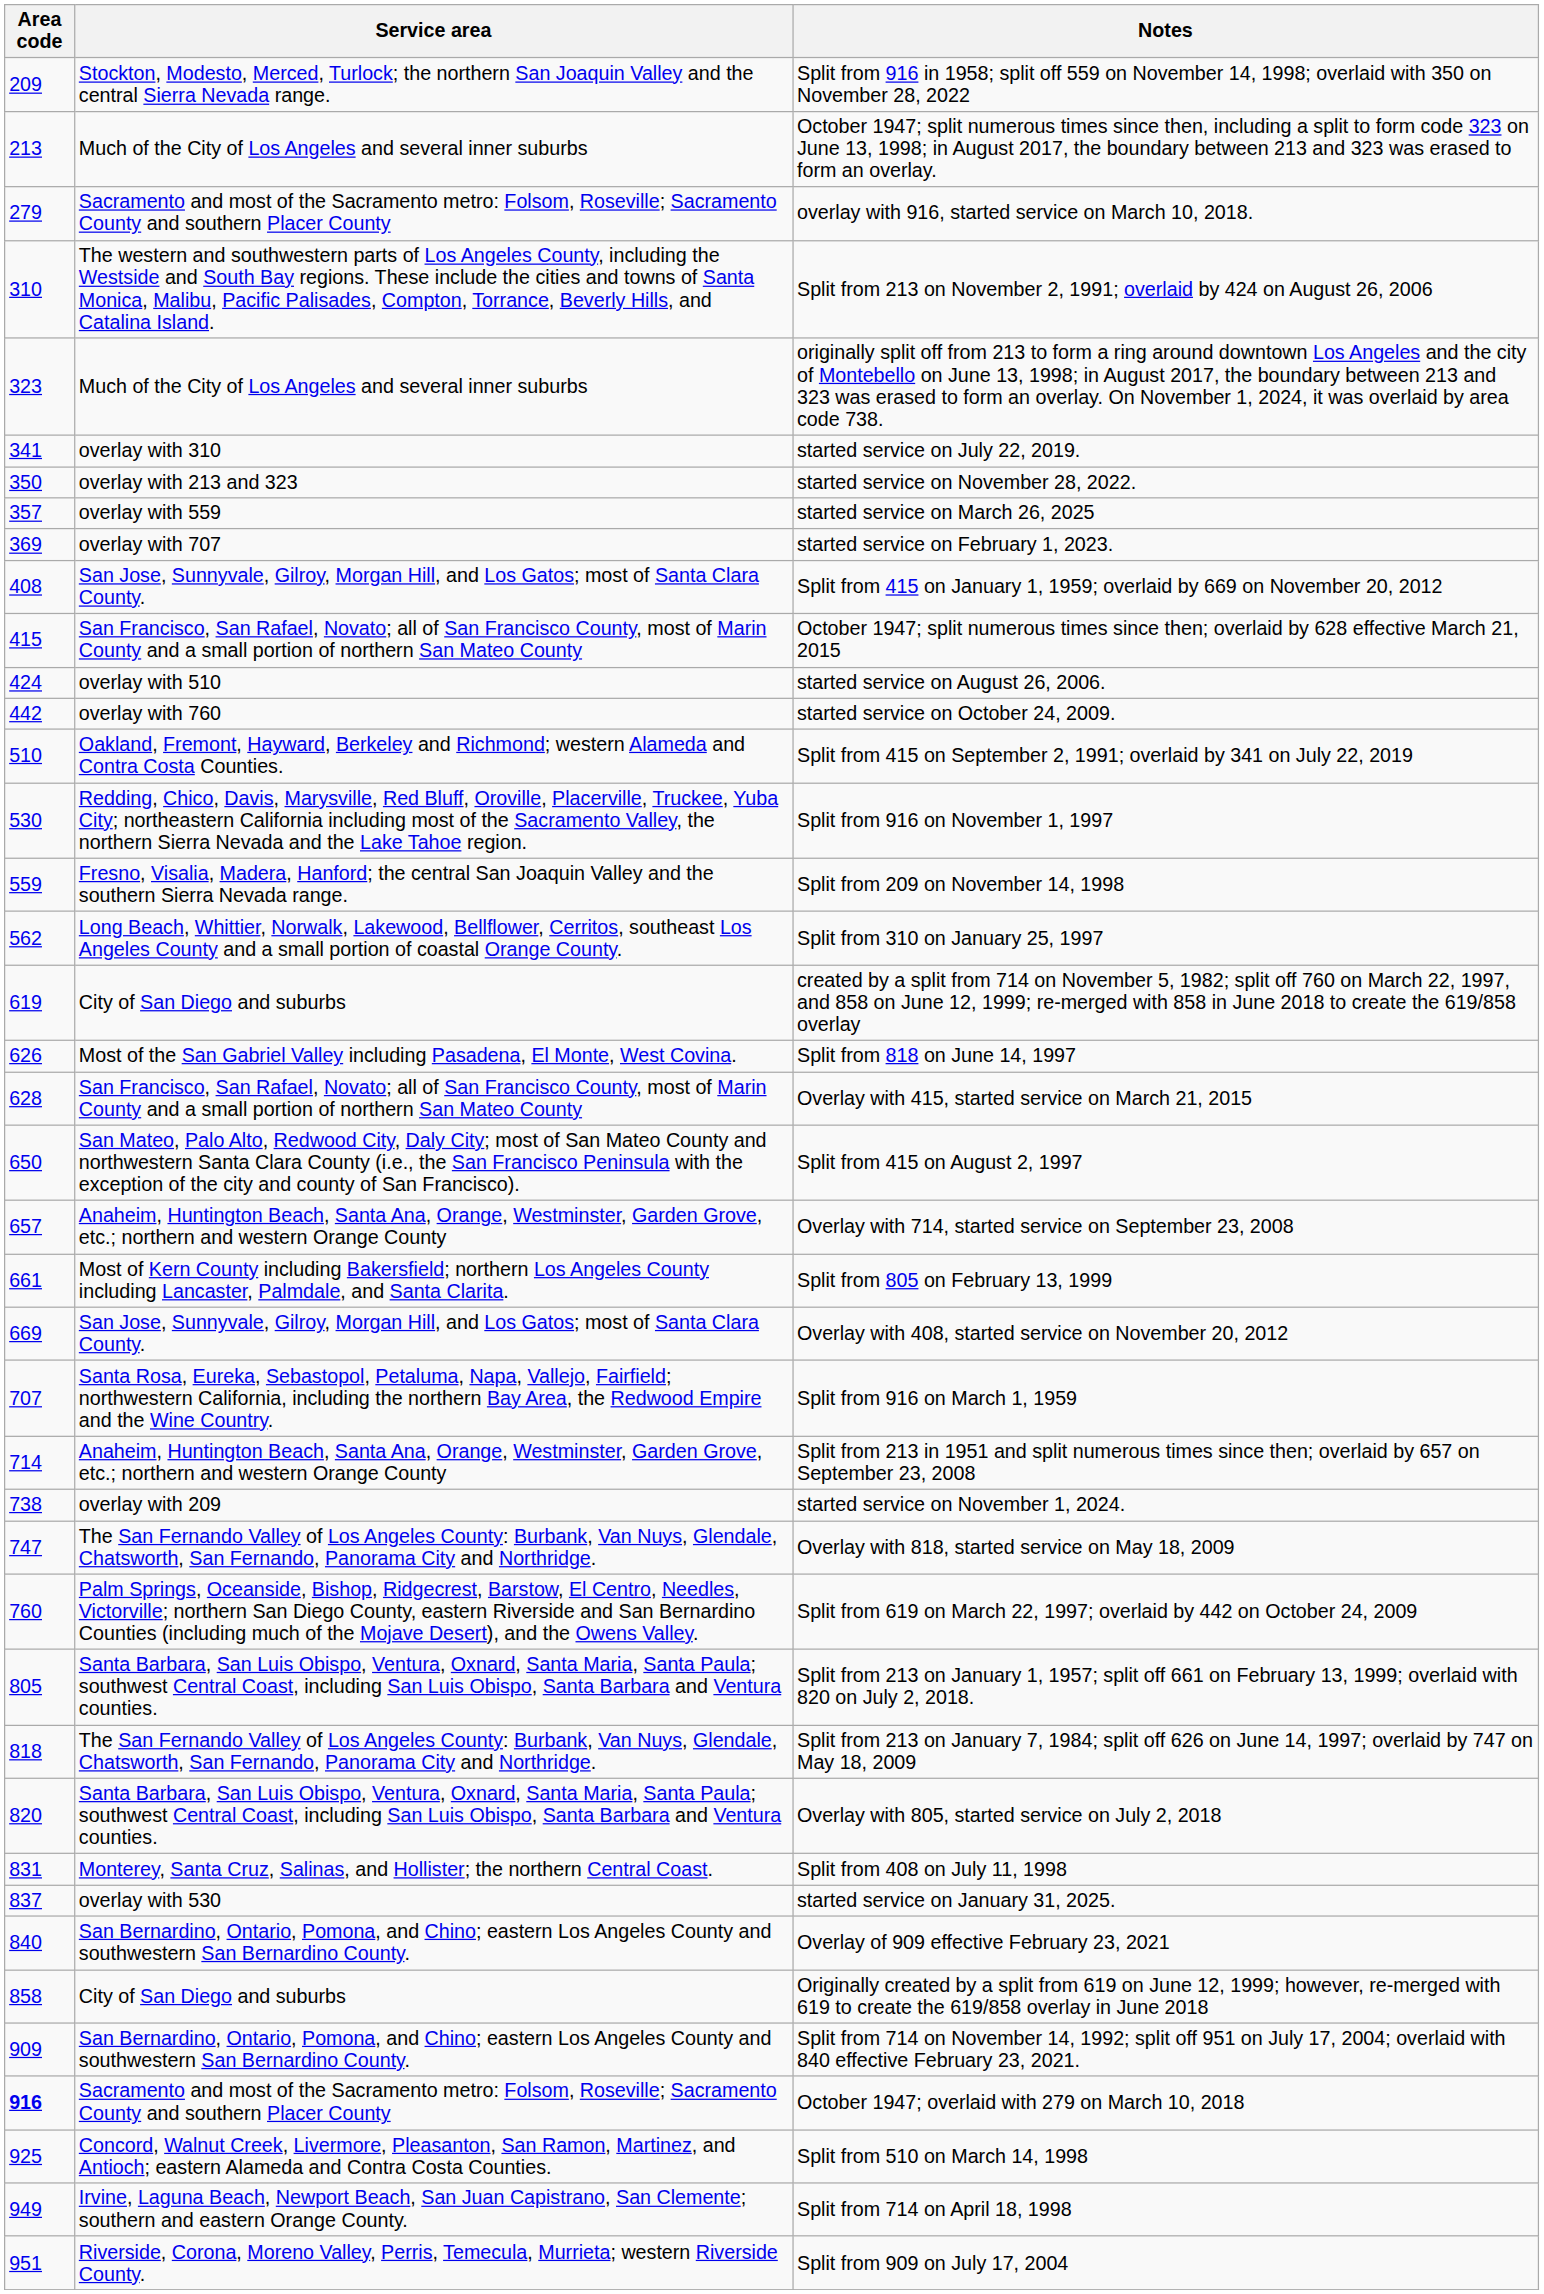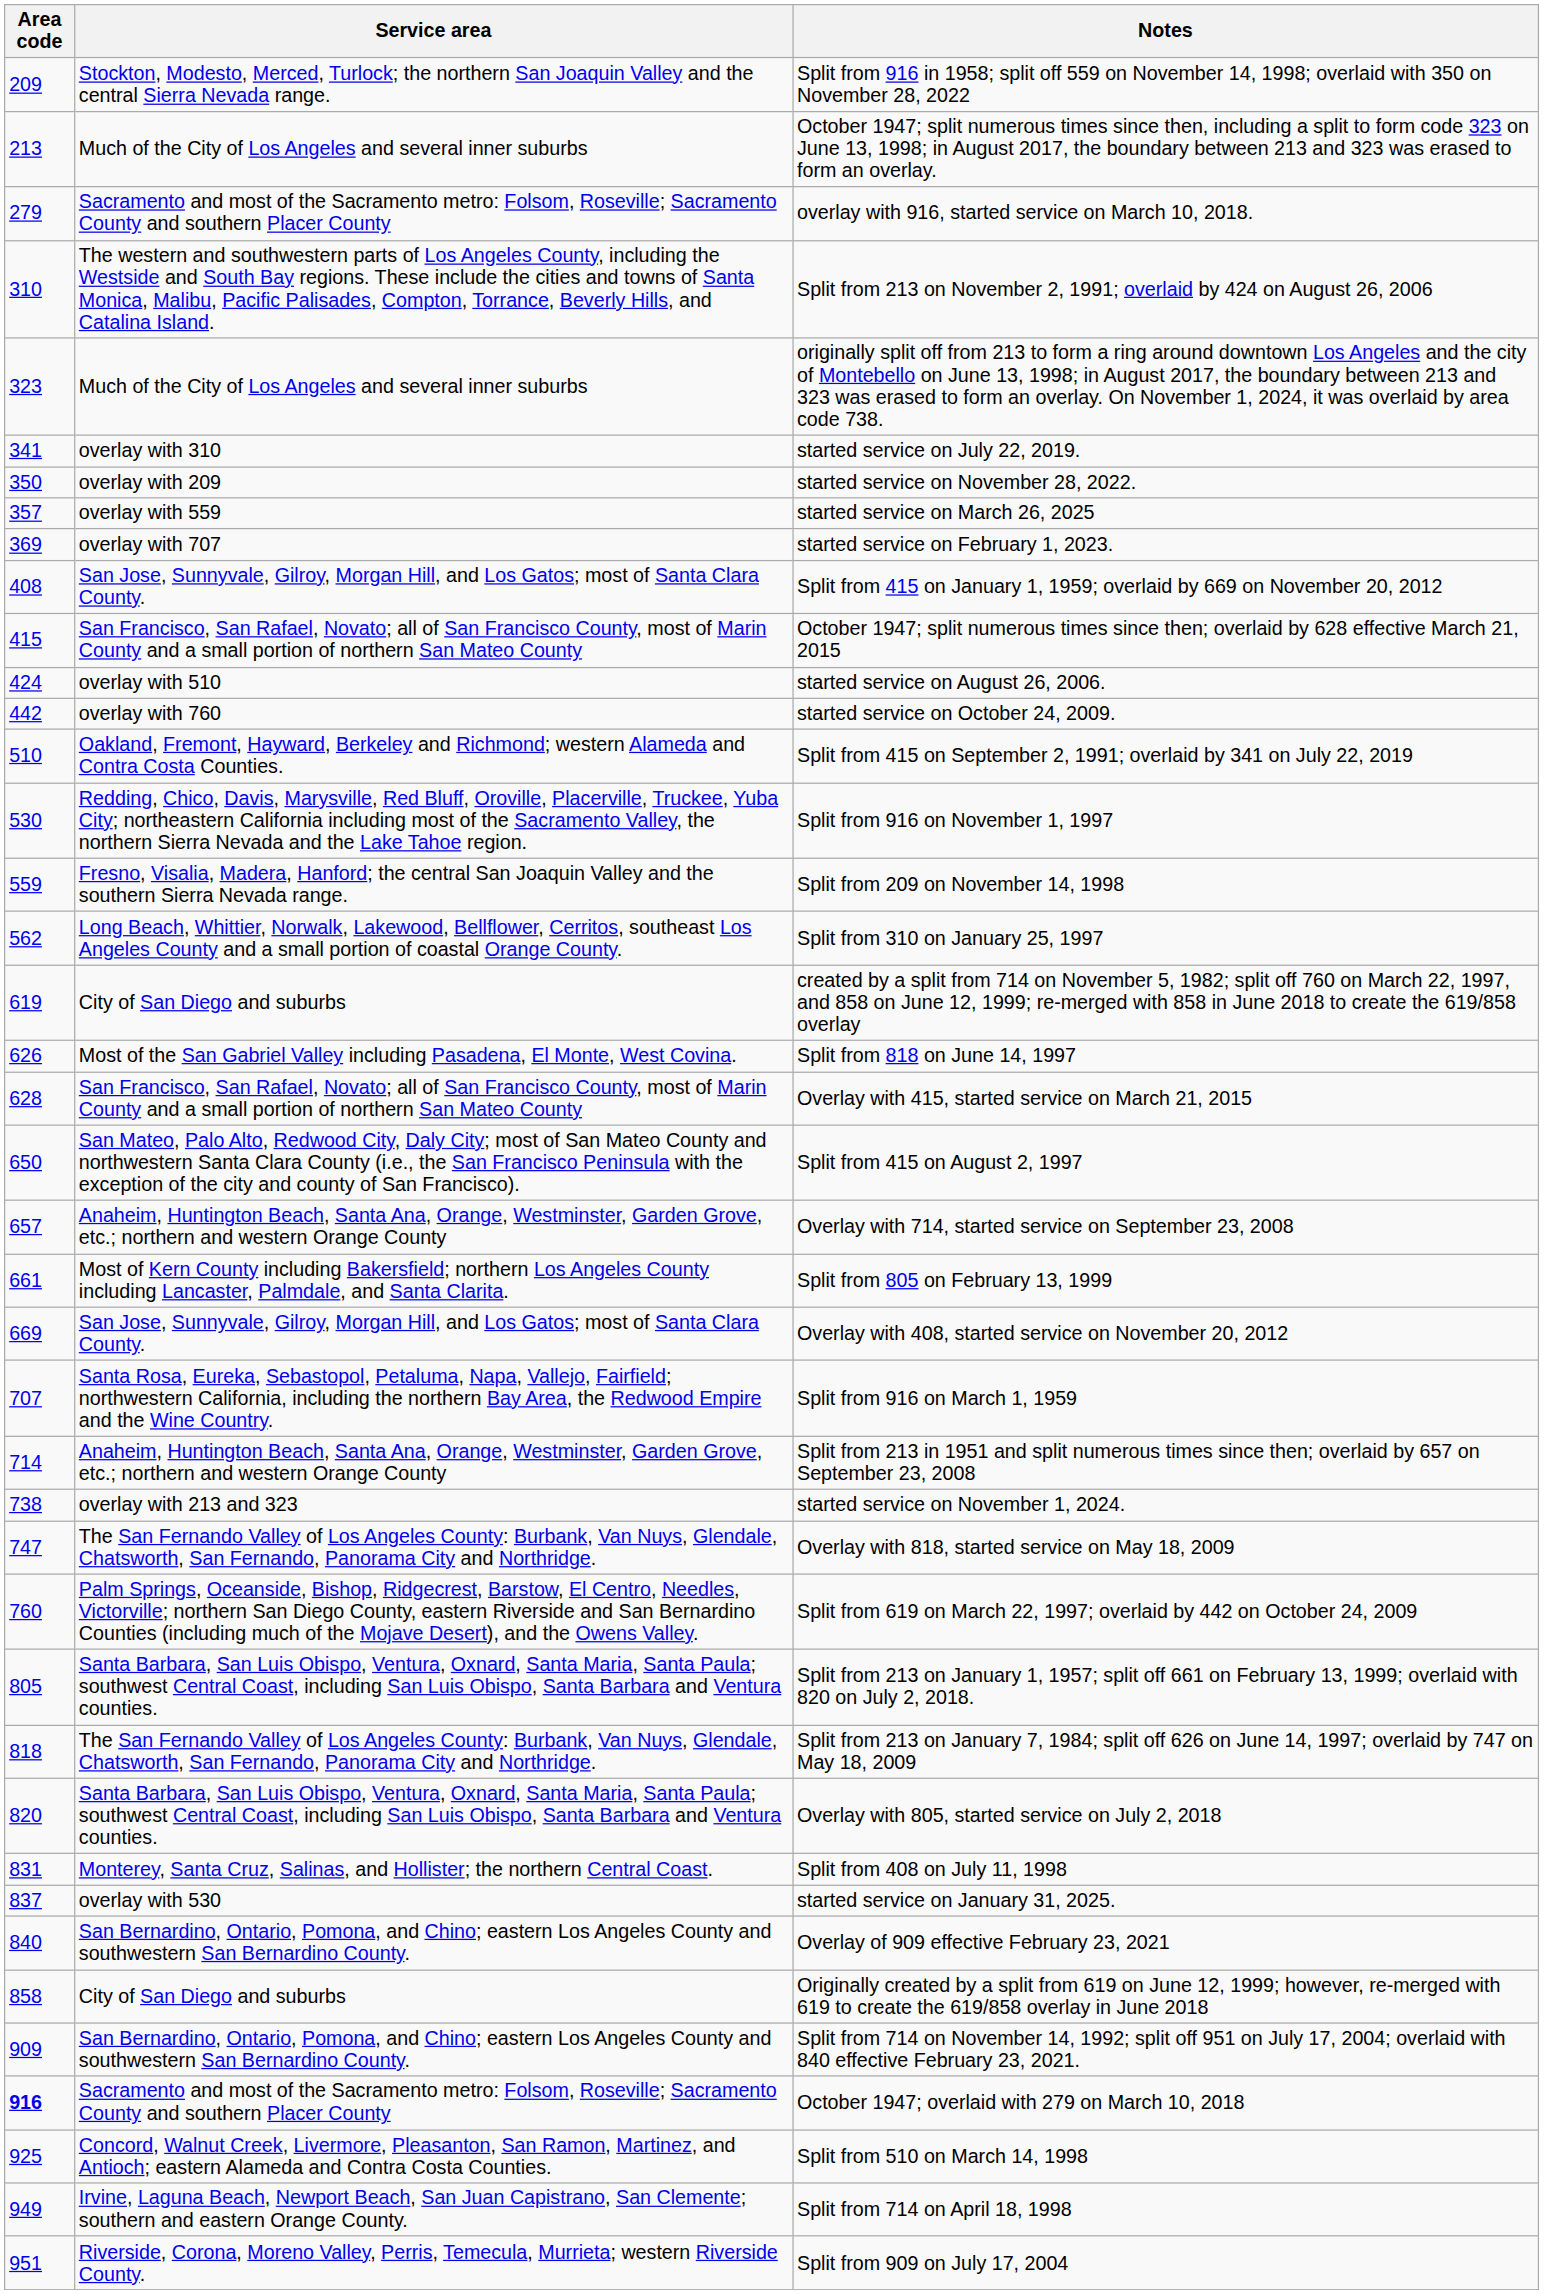(188, 482) overlay with 213 and 323 -> (150, 482) overlay with 209
(150, 1504) overlay with 209 -> (188, 1504) overlay with 213 and 323
